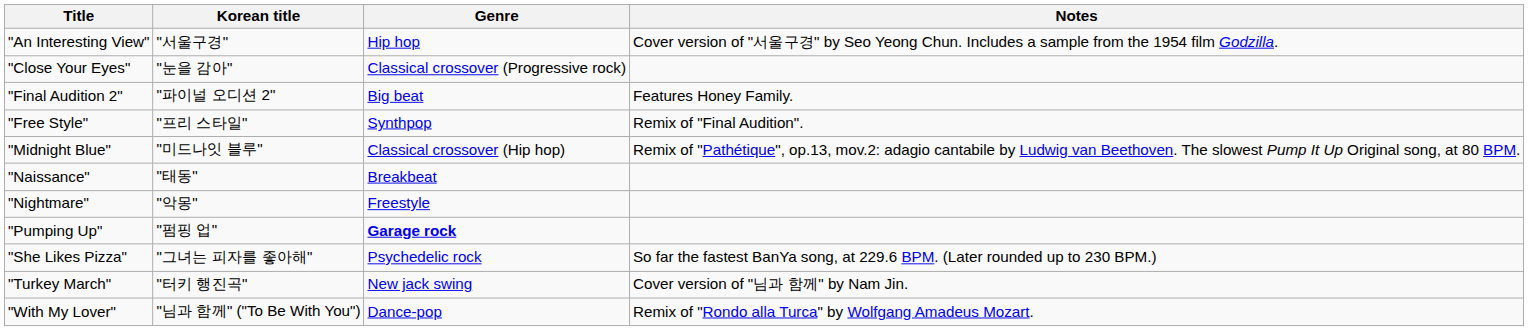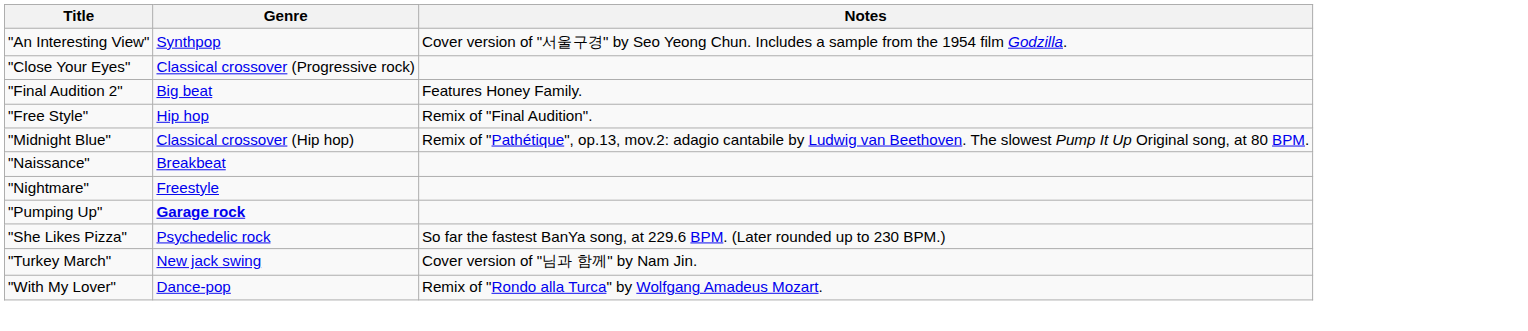- column: (258, 16)
(394, 42) Hip hop -> (189, 42) Synthpop
(400, 122) Synthpop -> (183, 115) Hip hop
